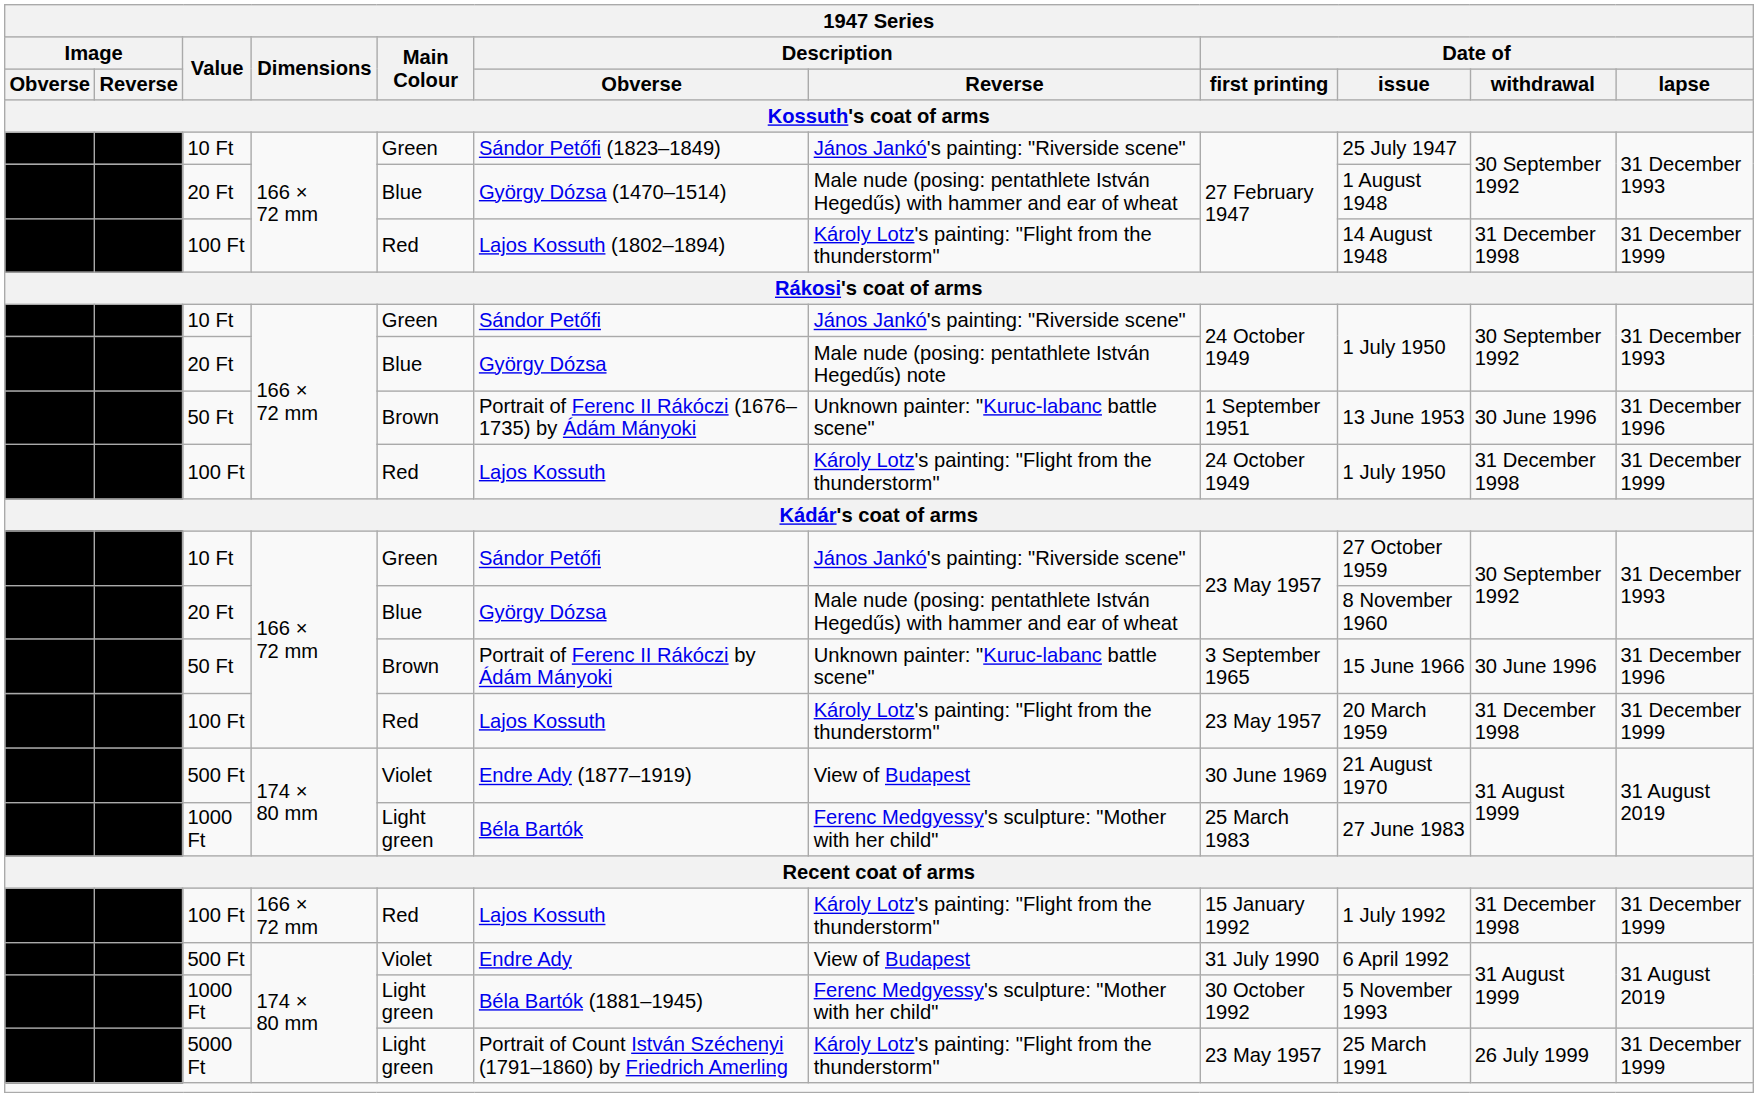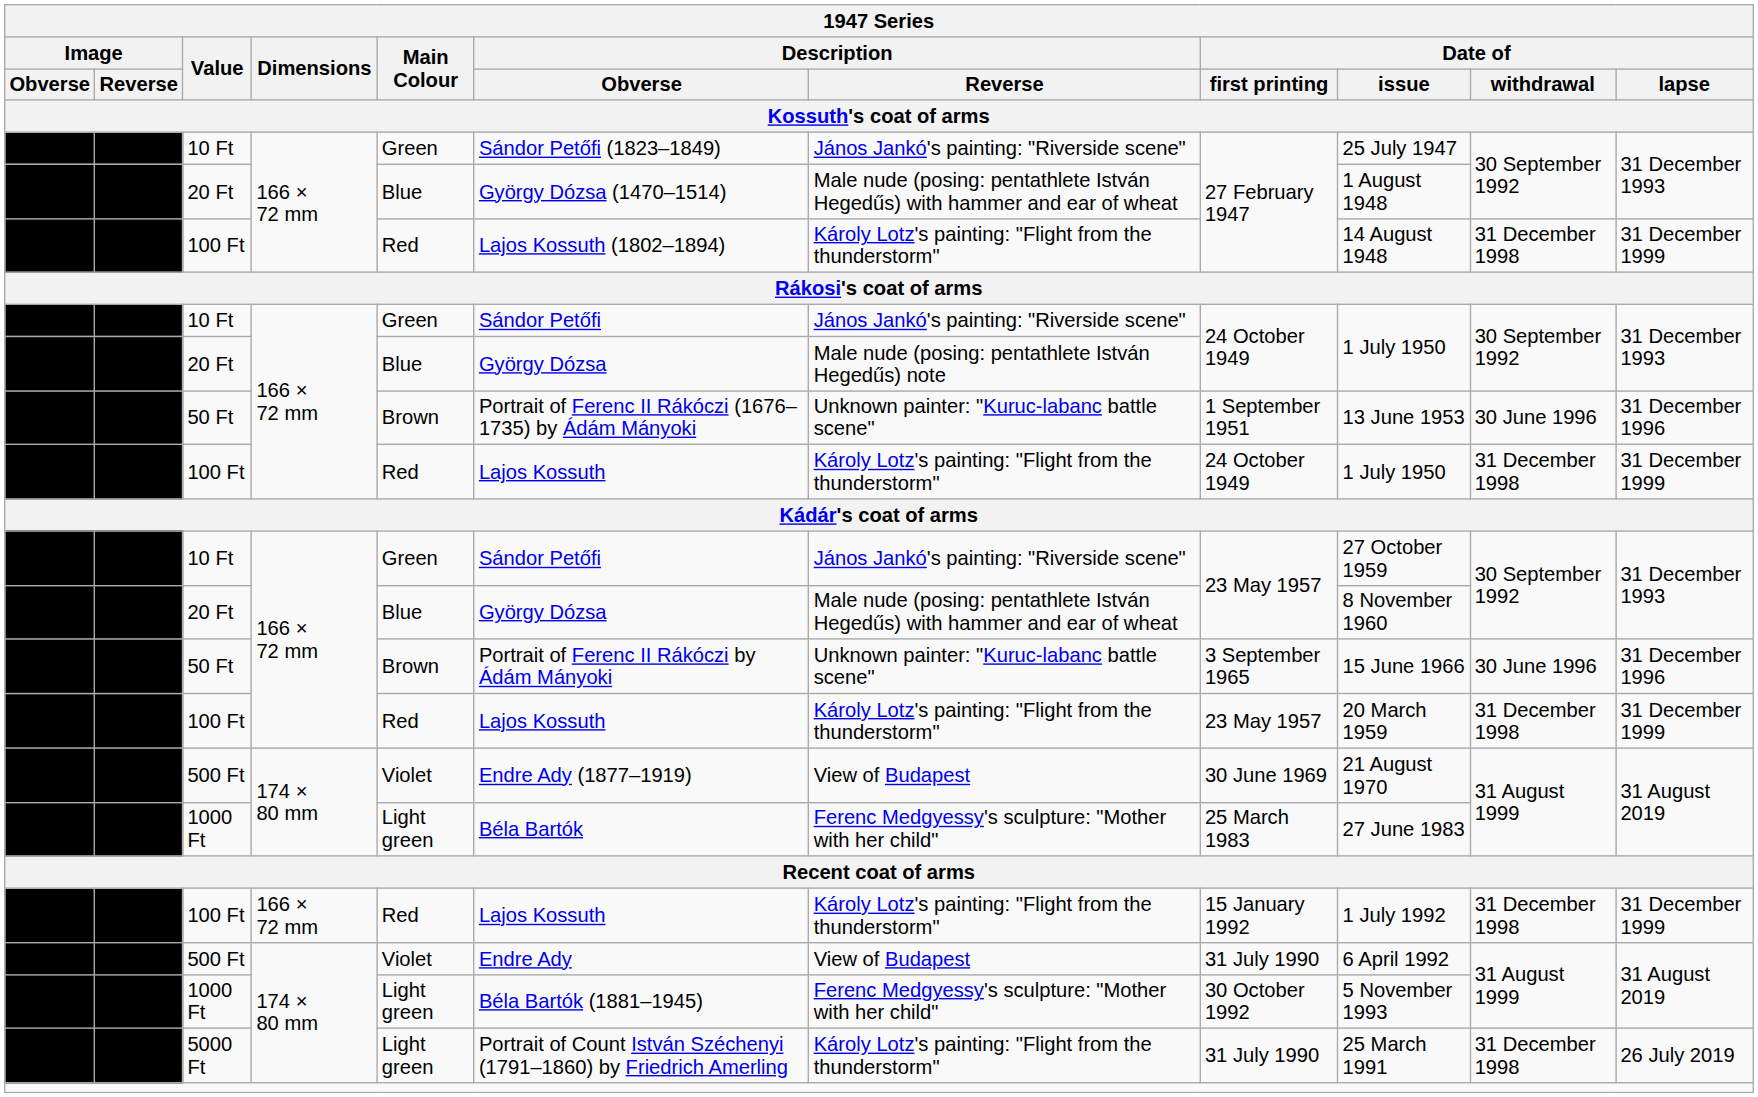(1263, 1056) 23 May 1957 -> (1262, 1056) 31 July 1990
(1532, 1056) 26 July 1999 -> (1535, 1056) 31 December 1998
(1681, 1056) 31 December 1999 -> (1678, 1056) 26 July 2019
